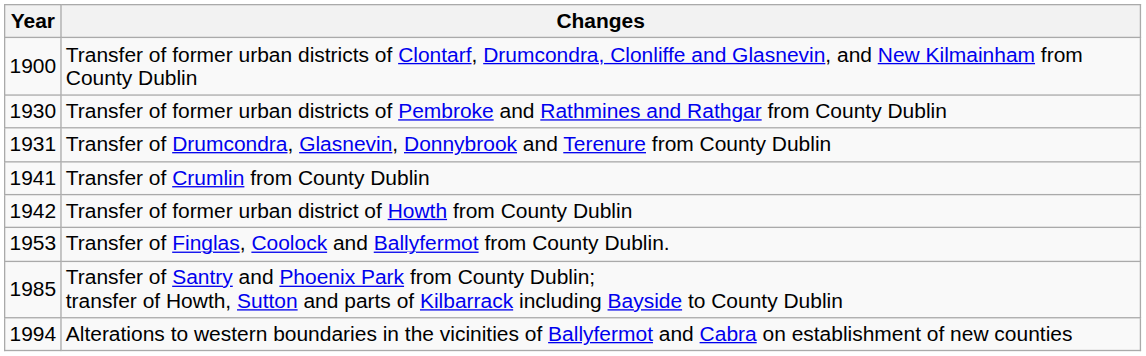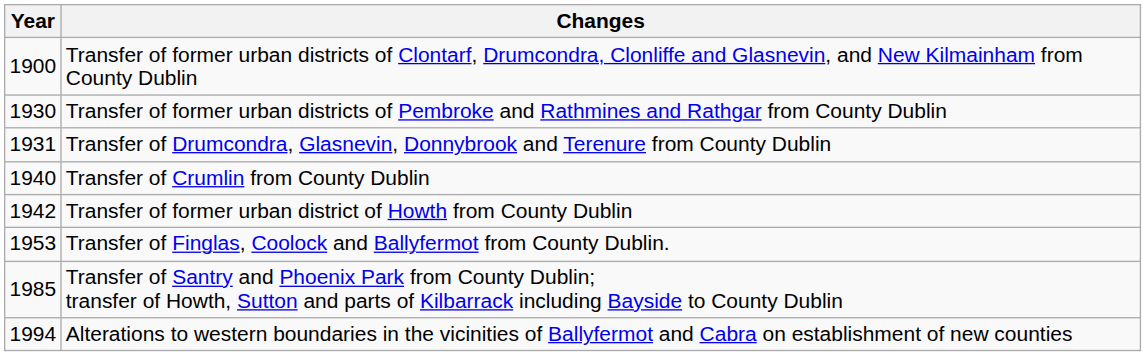(33, 177) 1941 -> (33, 177) 1940
